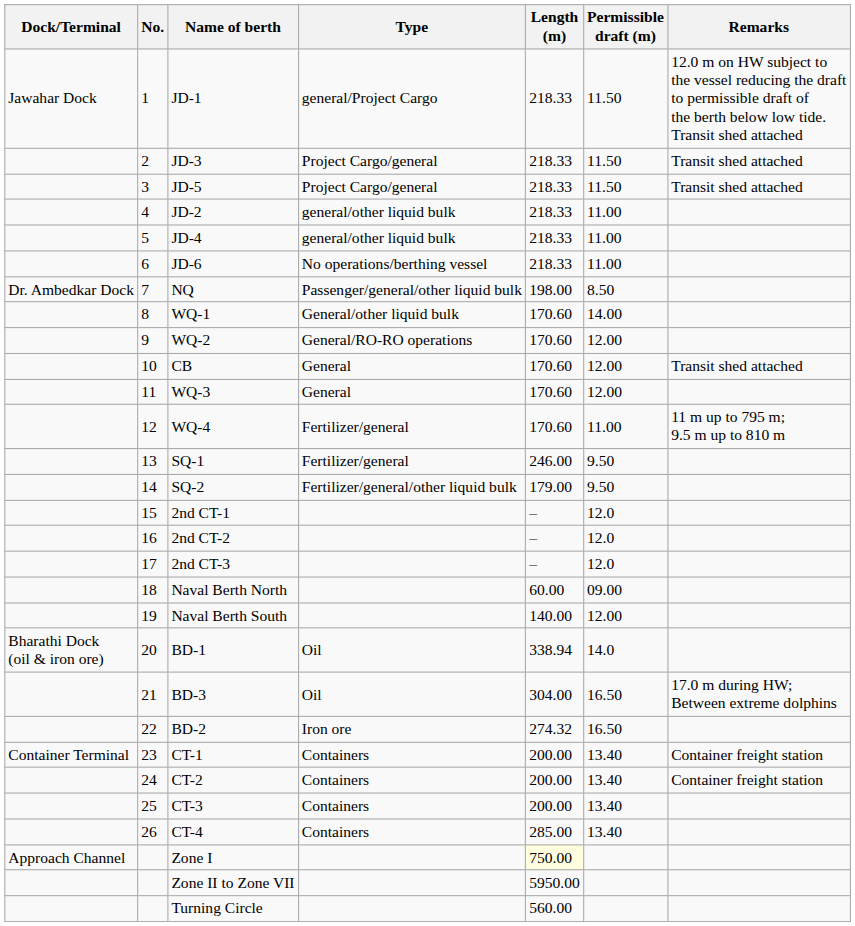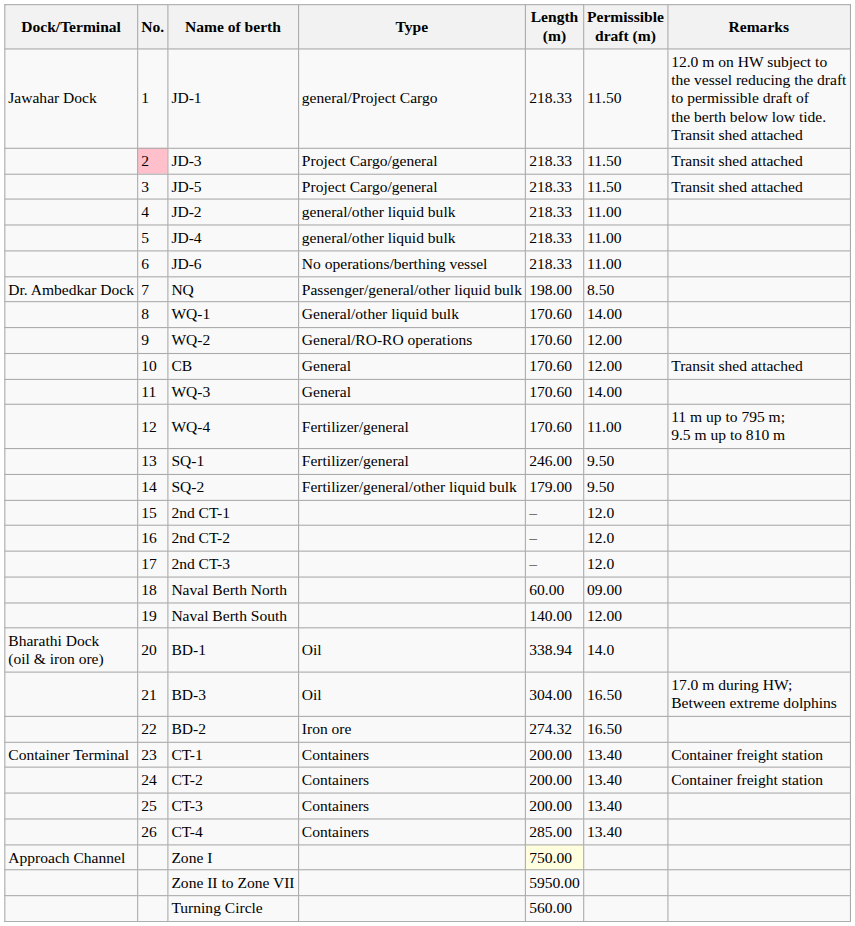(145, 160) no background -> (145, 160) pink background
(605, 391) 12.00 -> (605, 391) 14.00
